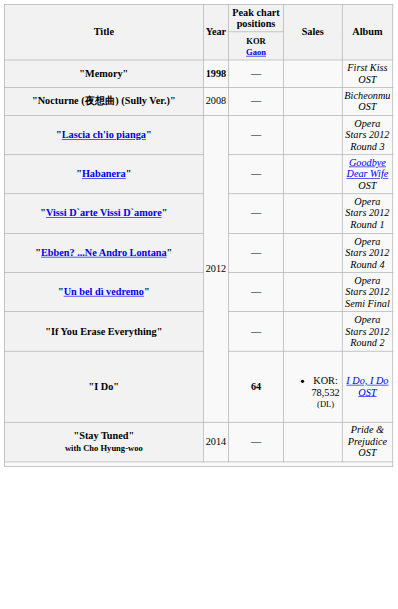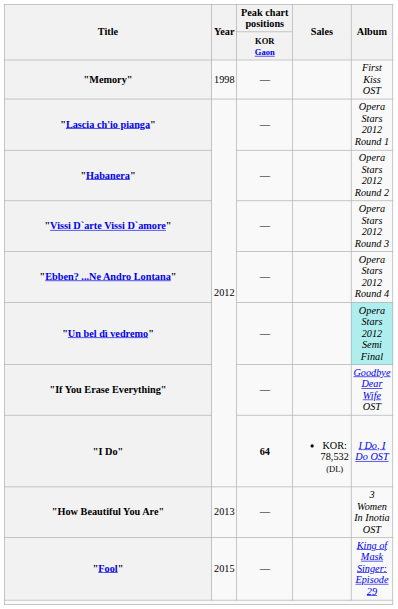(216, 73) bold -> (224, 79) normal
- row: (104, 101)
(367, 135) Opera Stars 2012 Round 3 -> (372, 124) Opera Stars 2012 Round 1
(367, 174) Goodbye Dear Wife OST -> (372, 175) Opera Stars 2012 Round 2
(367, 213) Opera Stars 2012 Round 1 -> (372, 226) Opera Stars 2012 Round 3
(367, 292) no background -> (372, 333) paleturquoise background
(367, 331) Opera Stars 2012 Round 2 -> (372, 390) Goodbye Dear Wife OST
+ row: (108, 512)
- row: (104, 442)
+ row: (108, 568)
